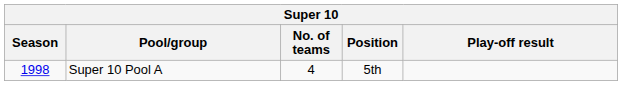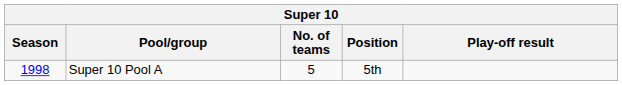(311, 70) 4 -> (311, 70) 5
